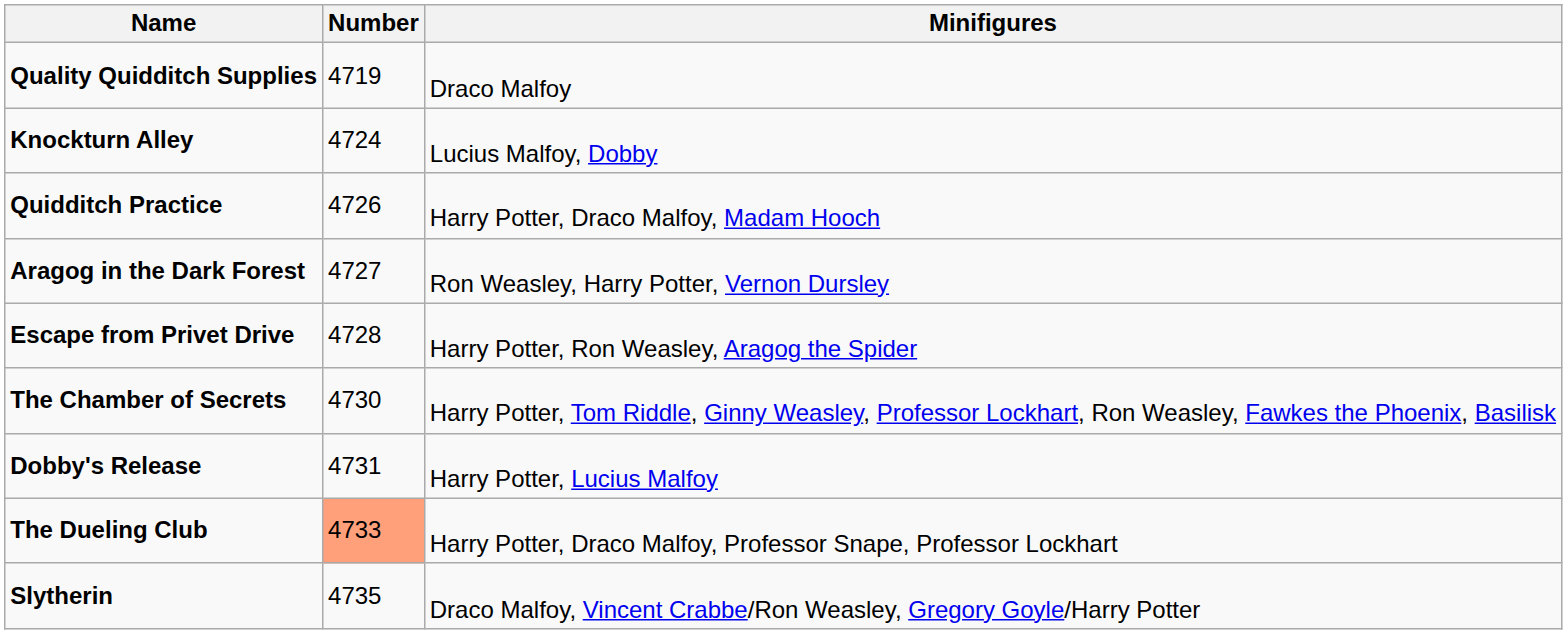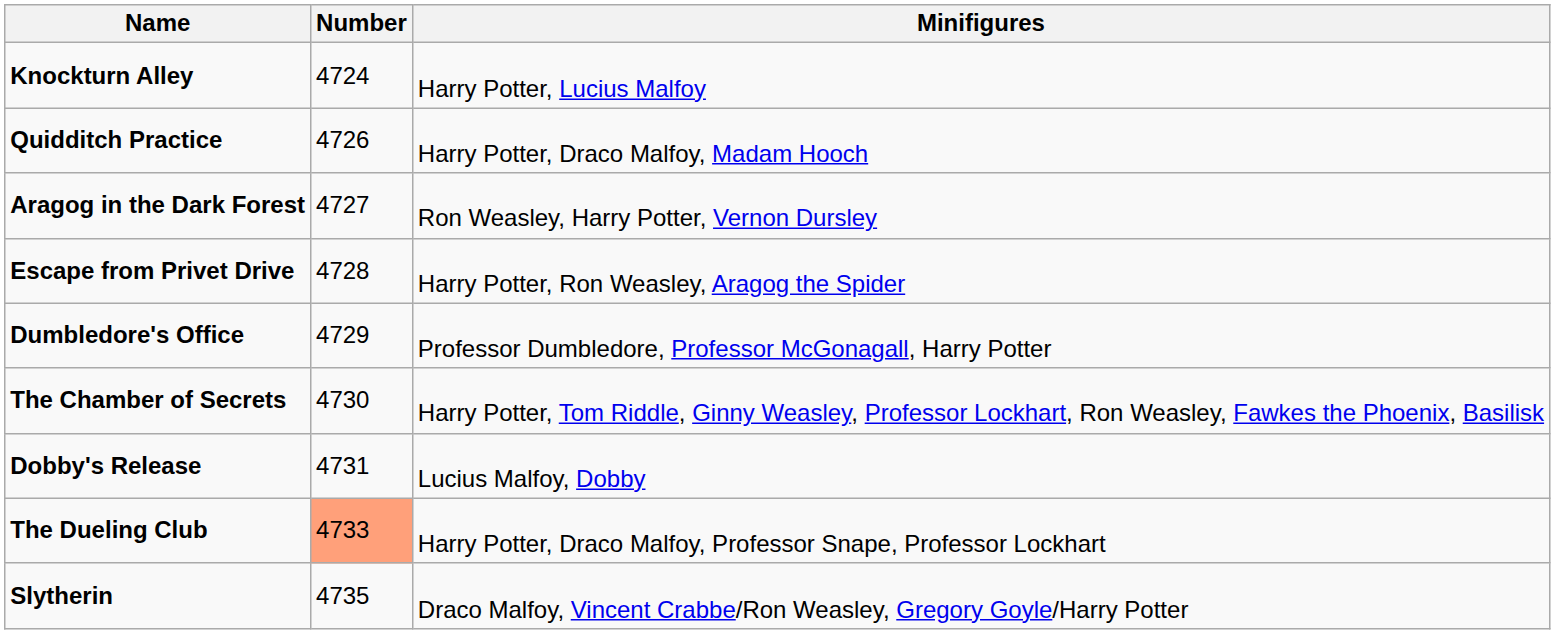- row: (164, 75)
(544, 153) Lucius Malfoy, Dobby -> (562, 88) Harry Potter, Lucius Malfoy
+ row: (127, 335)
(574, 478) Harry Potter, Lucius Malfoy -> (532, 478) Lucius Malfoy, Dobby
